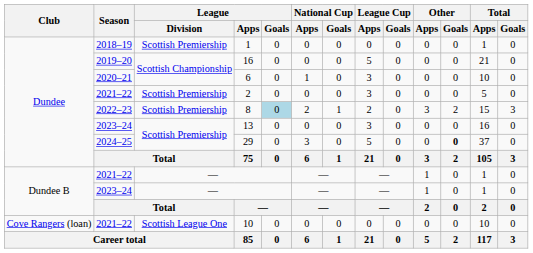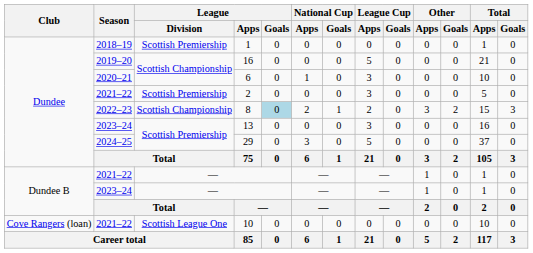(184, 110) Scottish Premiership -> (184, 110) Scottish Championship
(456, 142) bold -> (456, 142) normal
